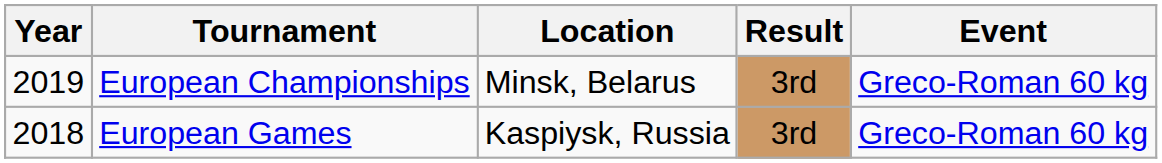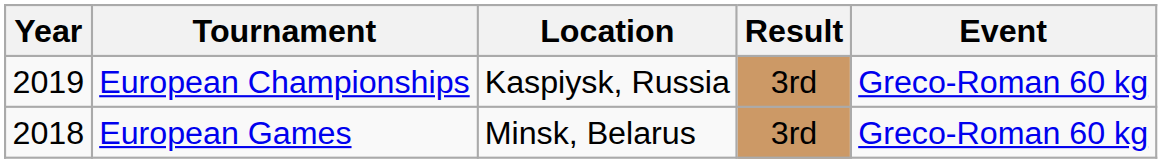(590, 82) Minsk, Belarus -> (607, 82) Kaspiysk, Russia
(607, 133) Kaspiysk, Russia -> (590, 133) Minsk, Belarus
